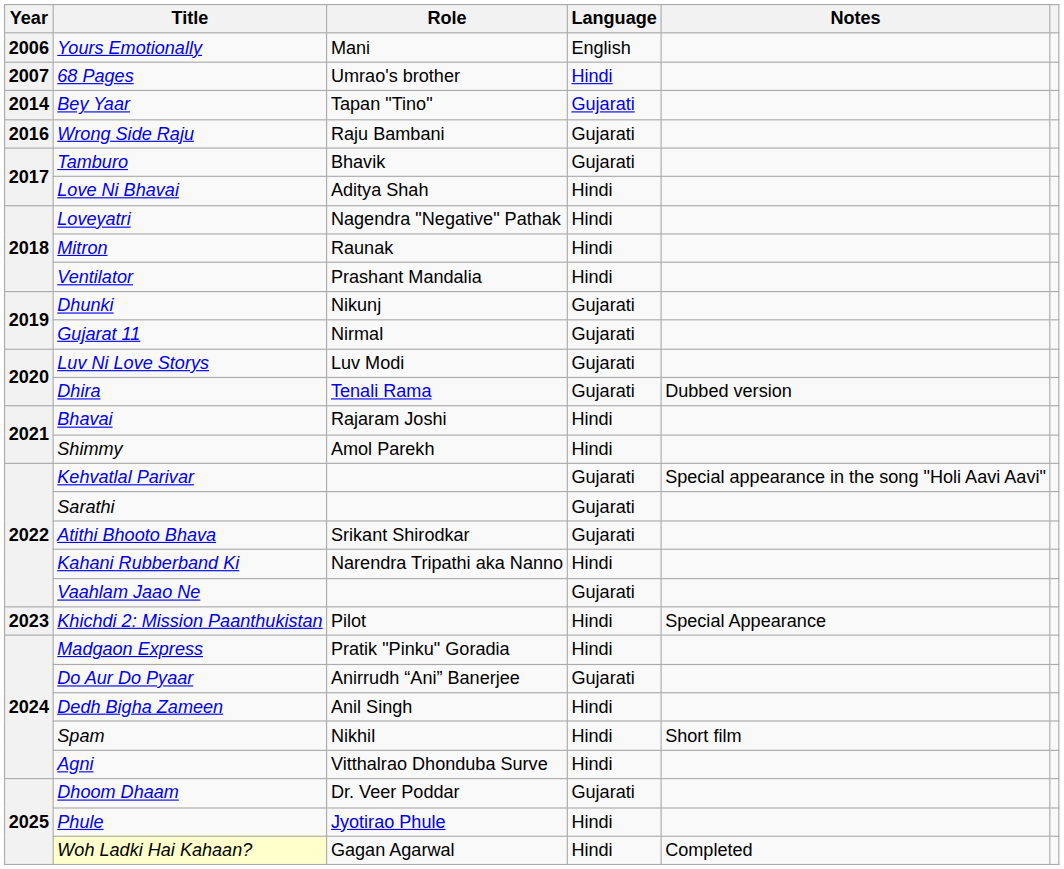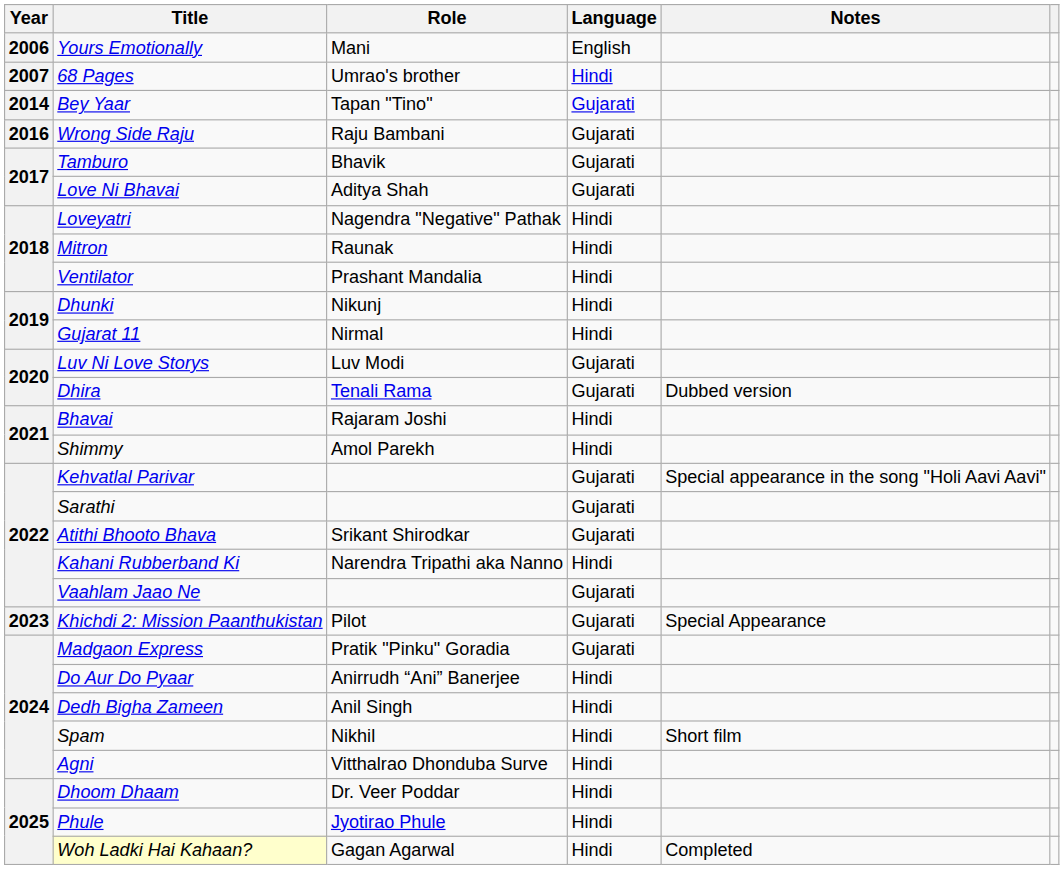(592, 190) Hindi -> (603, 190) Gujarati
(603, 305) Gujarati -> (592, 305) Hindi
(603, 334) Gujarati -> (592, 334) Hindi
(592, 620) Hindi -> (603, 620) Gujarati
(592, 649) Hindi -> (603, 649) Gujarati
(603, 678) Gujarati -> (592, 678) Hindi
(603, 793) Gujarati -> (592, 793) Hindi
